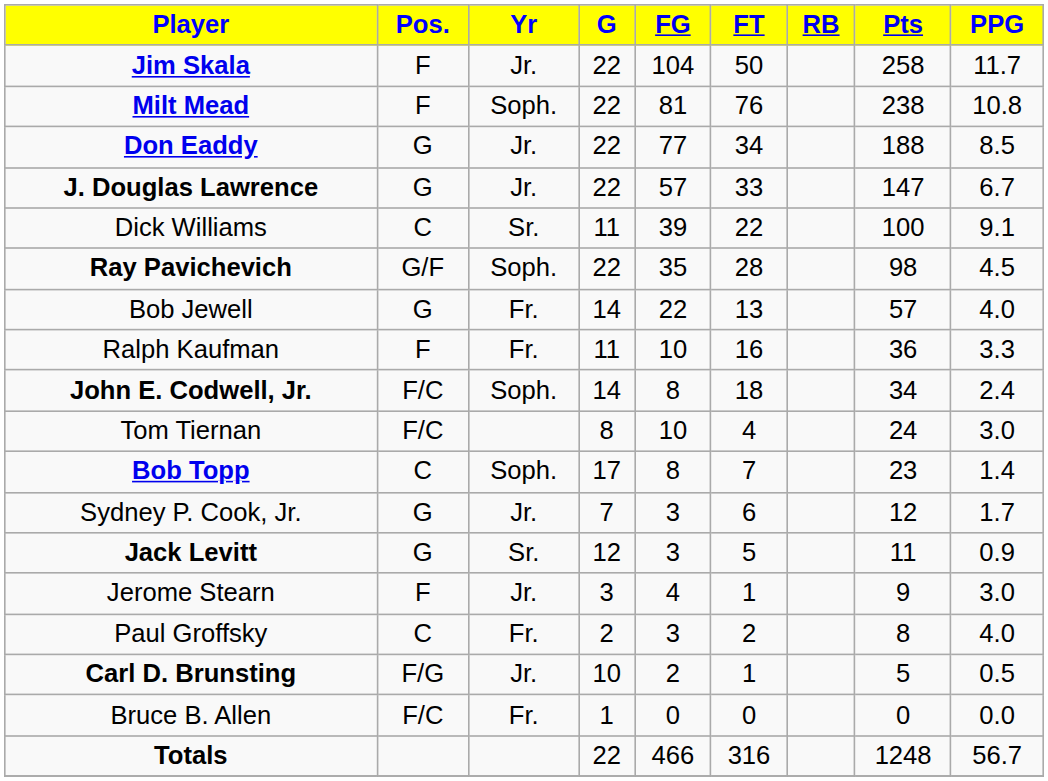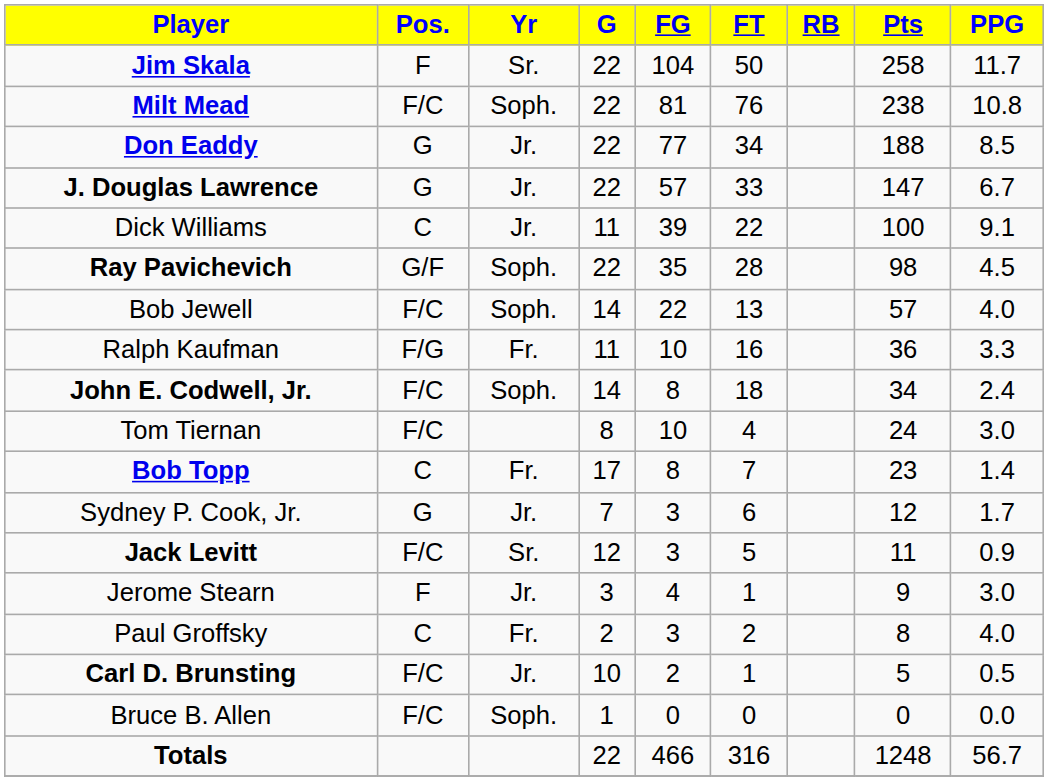(524, 65) Jr. -> (524, 65) Sr.
(423, 106) F -> (423, 106) F/C
(524, 227) Sr. -> (524, 227) Jr.
(423, 308) G -> (423, 308) F/C
(524, 308) Fr. -> (524, 308) Soph.
(423, 349) F -> (423, 349) F/G
(524, 471) Soph. -> (524, 471) Fr.
(423, 552) G -> (423, 552) F/C
(423, 674) F/G -> (423, 674) F/C
(524, 715) Fr. -> (524, 715) Soph.
